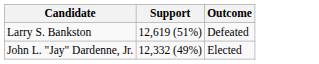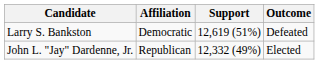+ column: (165, 13)
